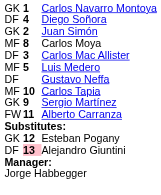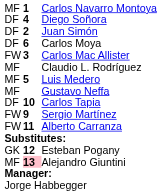(12, 8) GK -> (12, 8) MF
(12, 32) GK -> (12, 32) DF
(12, 43) MF -> (12, 43) DF
(26, 43) 8 -> (26, 43) 6
(12, 55) DF -> (13, 55) FW
+ row: (91, 67)
(12, 79) DF -> (12, 91) MF
(12, 91) MF -> (12, 103) DF
(12, 103) GK -> (13, 114) FW
(12, 150) DF -> (12, 162) MF
